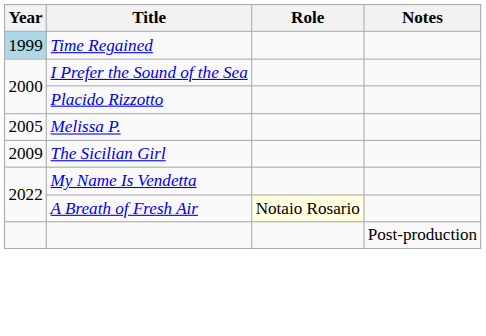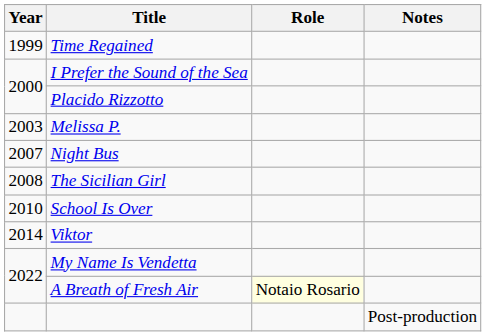(26, 45) lightblue background -> (26, 45) no background
(26, 126) 2005 -> (26, 126) 2003
+ row: (85, 153)
(26, 153) 2009 -> (26, 180) 2008
+ row: (101, 208)
+ row: (71, 235)
